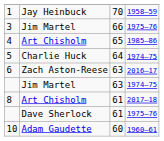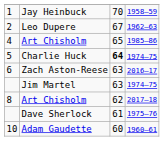+ row: (9, 26)
- row: (9, 26)
(118, 56) normal -> (118, 56) bold
(118, 99) 61 -> (118, 99) 62
